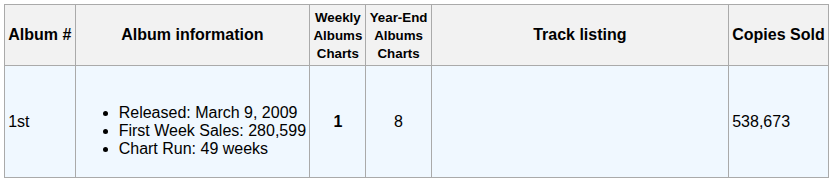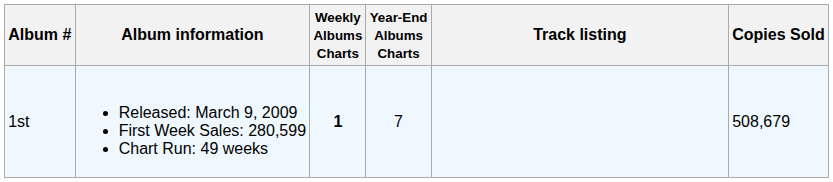(399, 121) 8 -> (399, 121) 7
(761, 121) 538,673 -> (761, 121) 508,679
